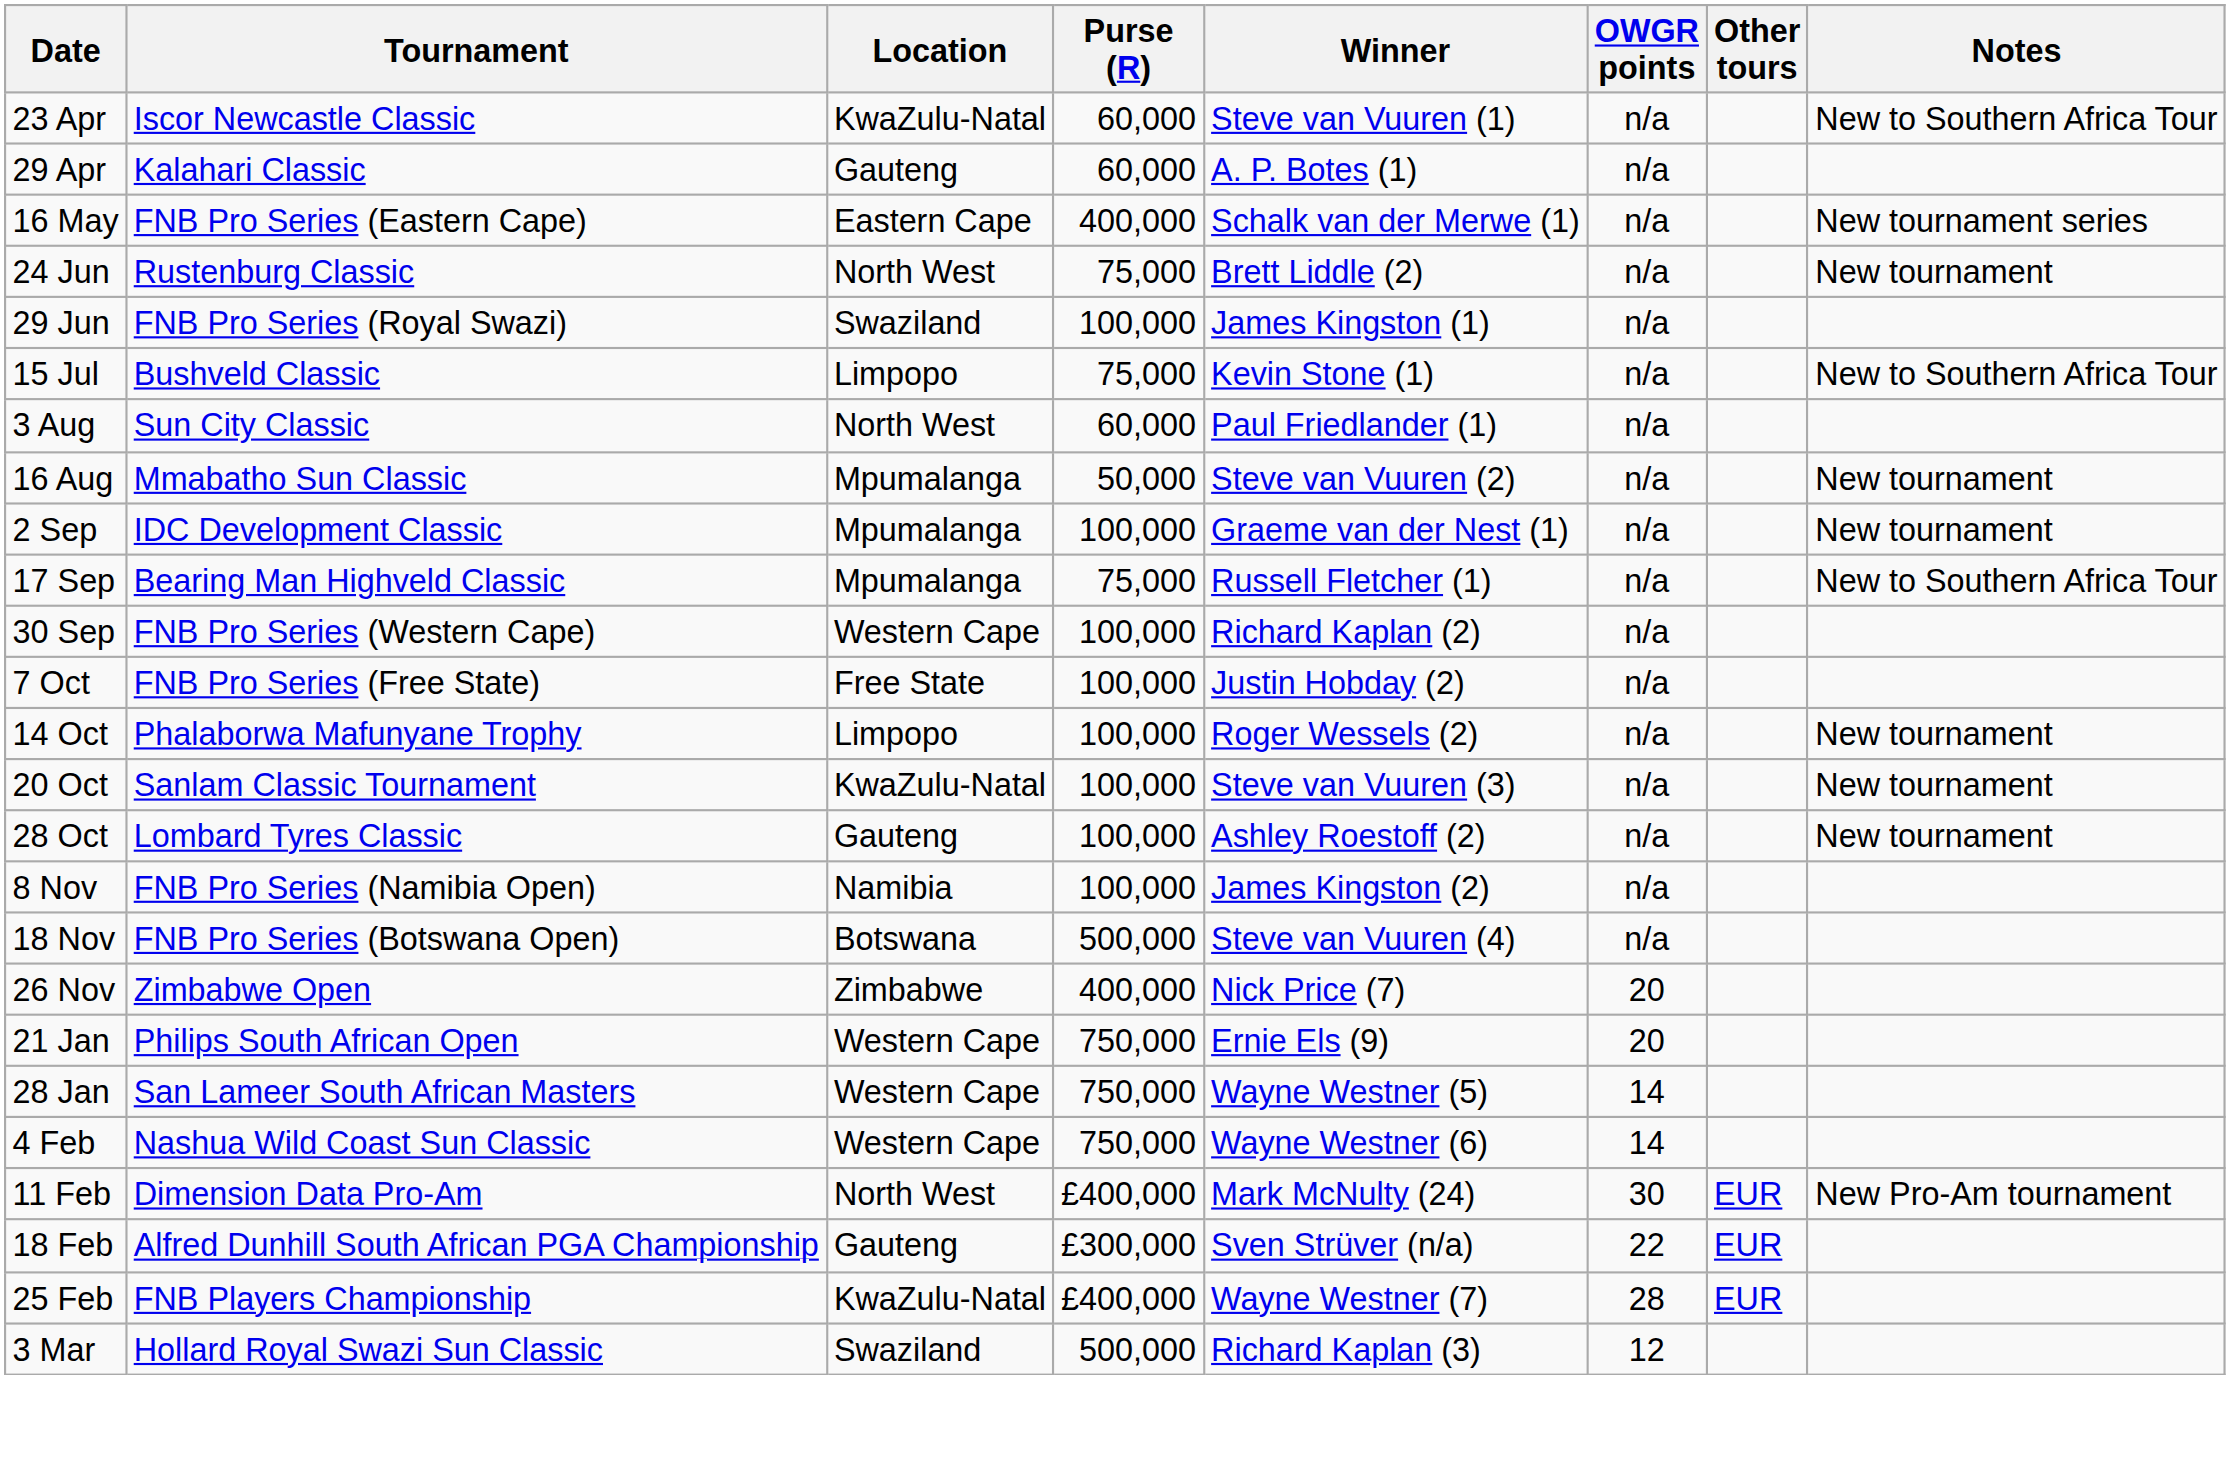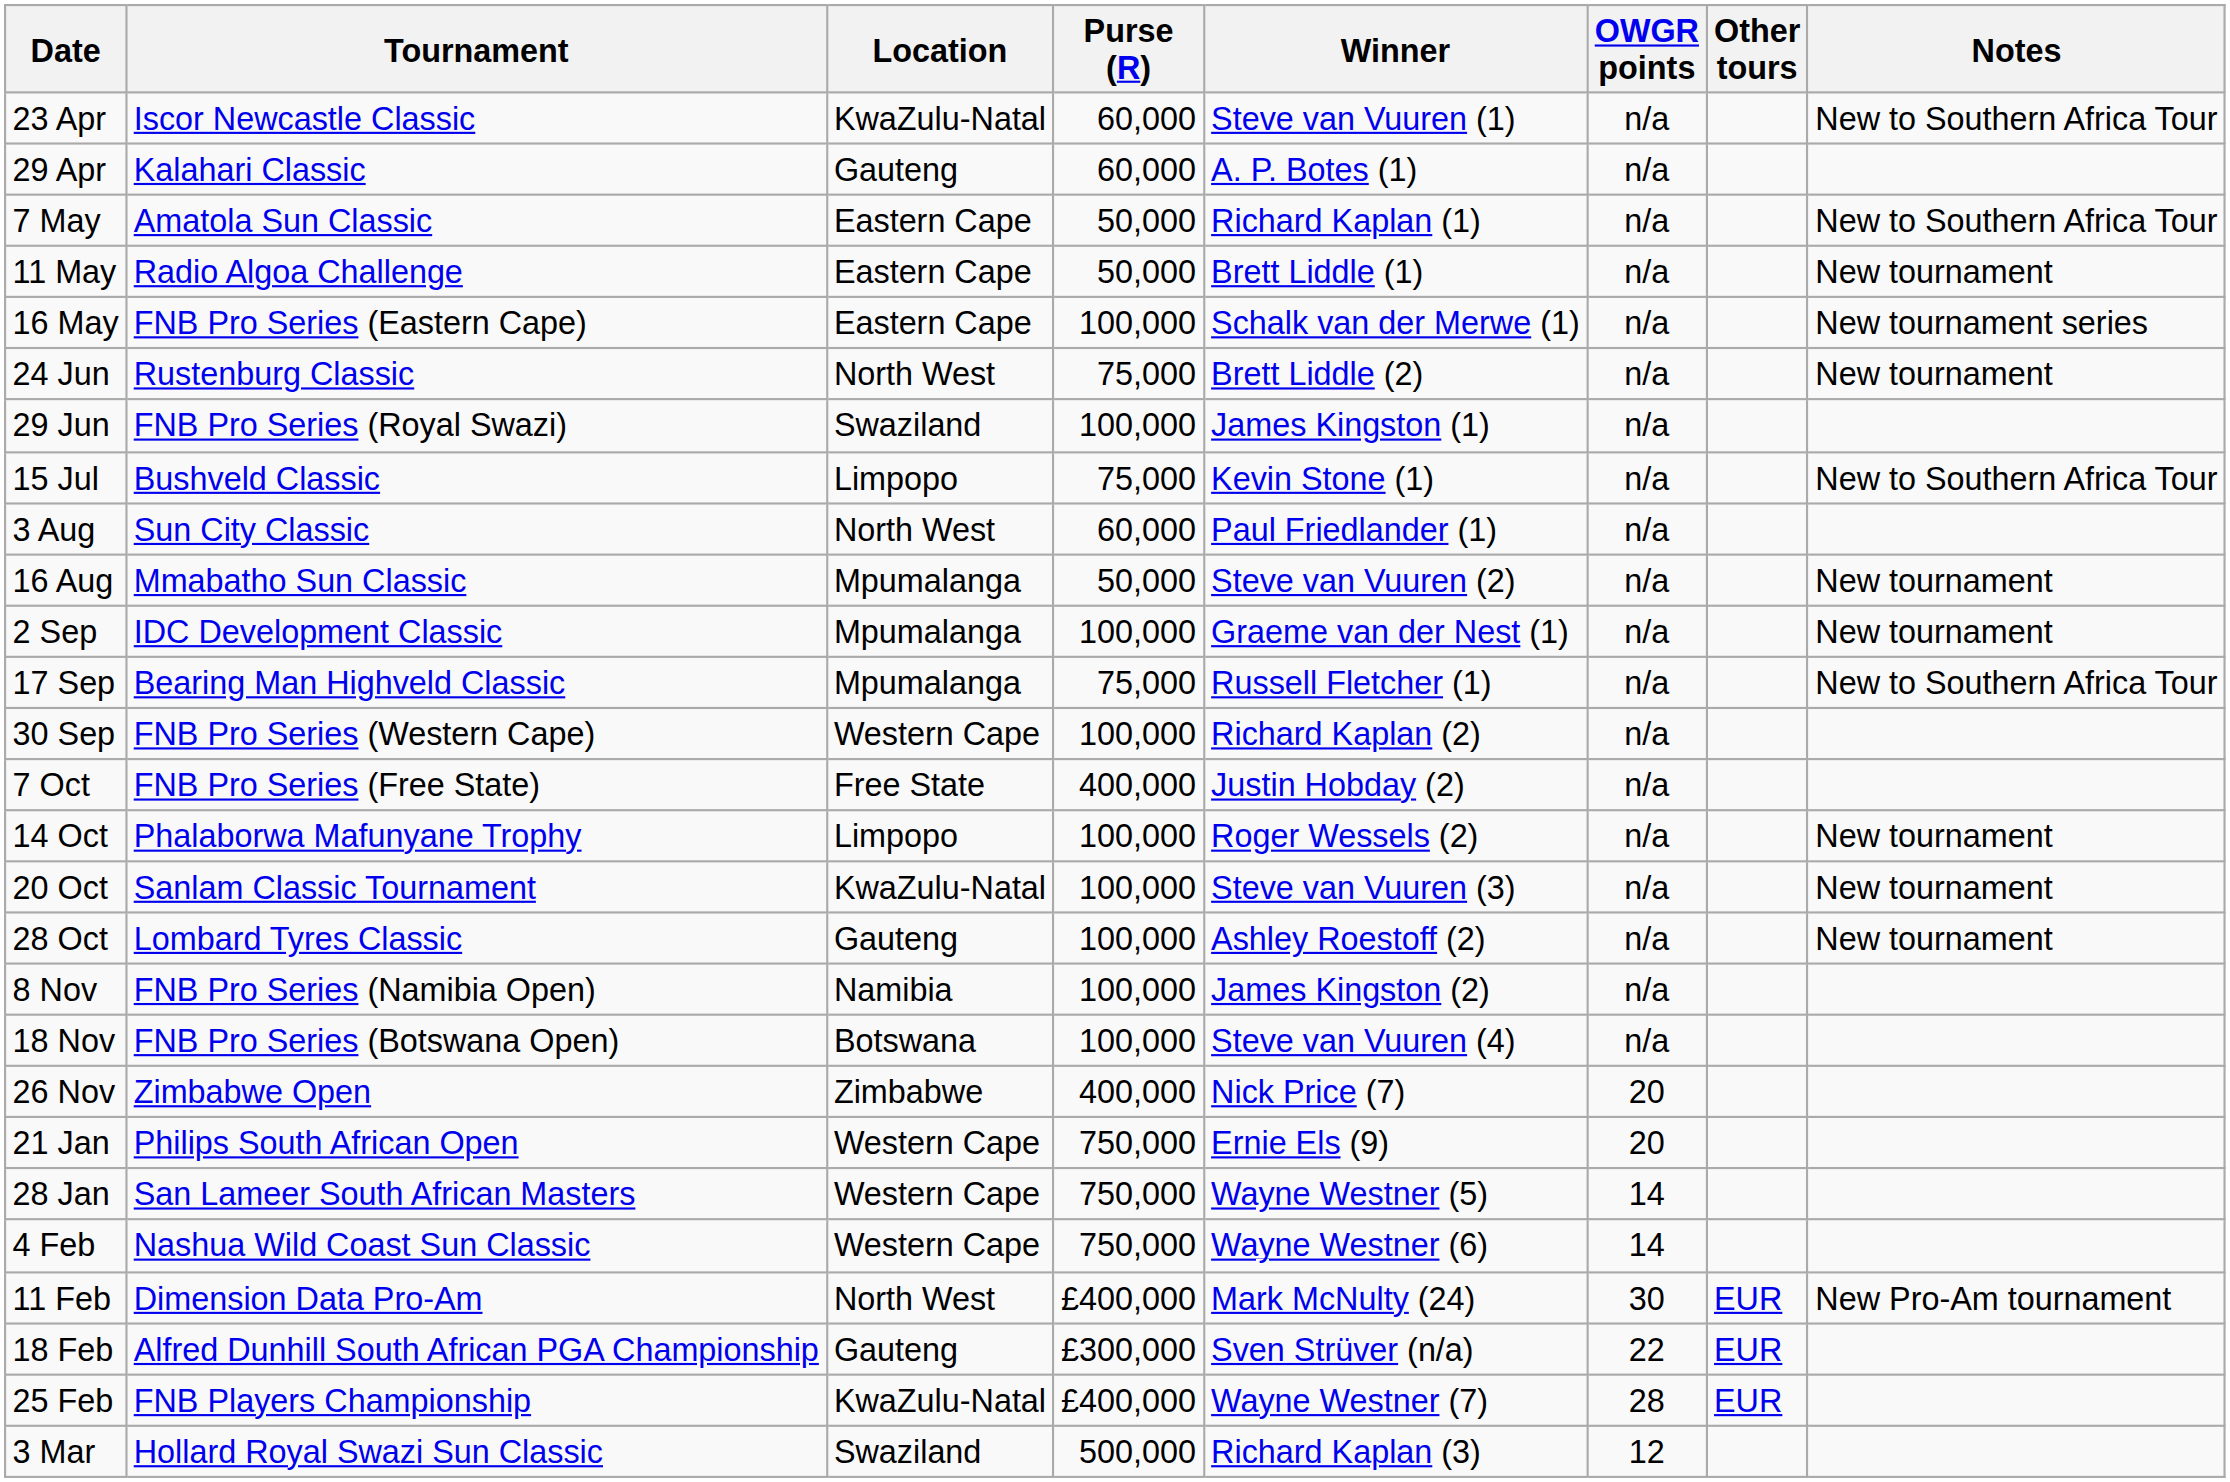+ row: (57, 221)
+ row: (64, 272)
(1138, 221) 400,000 -> (1138, 323) 100,000
(1138, 682) 100,000 -> (1138, 785) 400,000
(1138, 938) 500,000 -> (1138, 1041) 100,000
